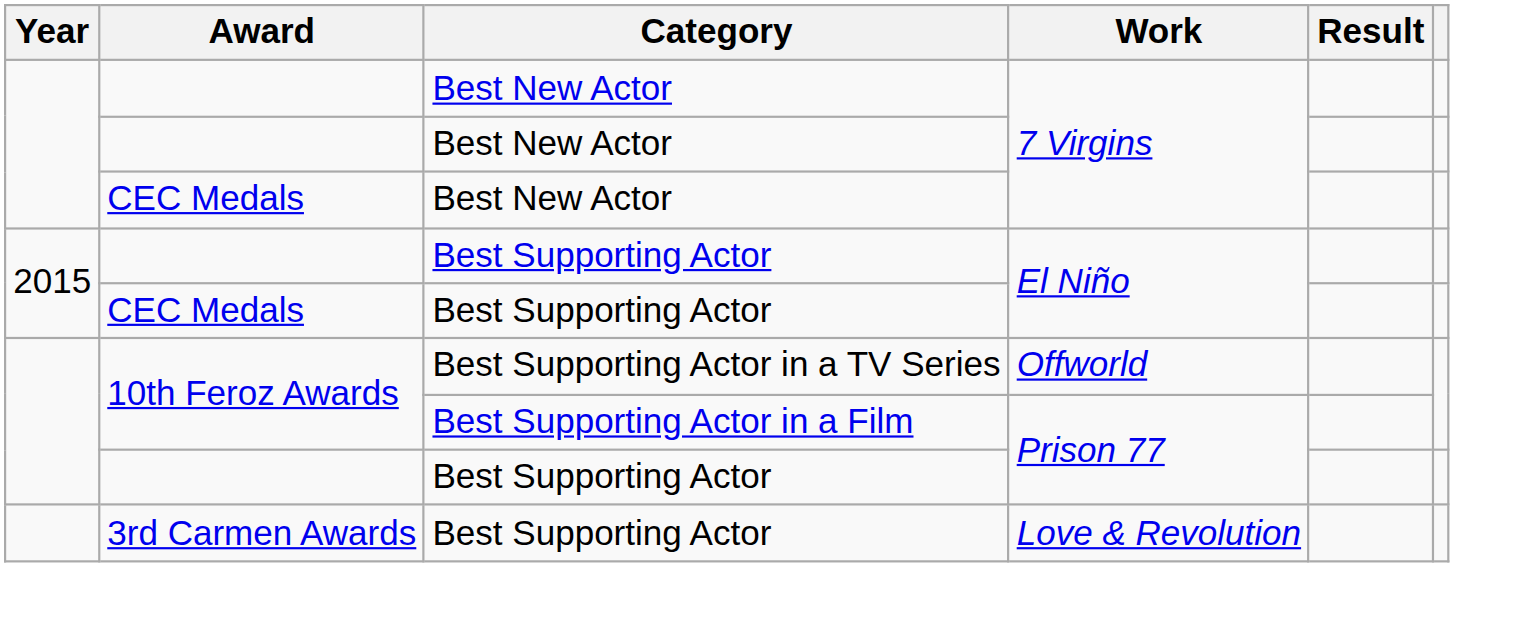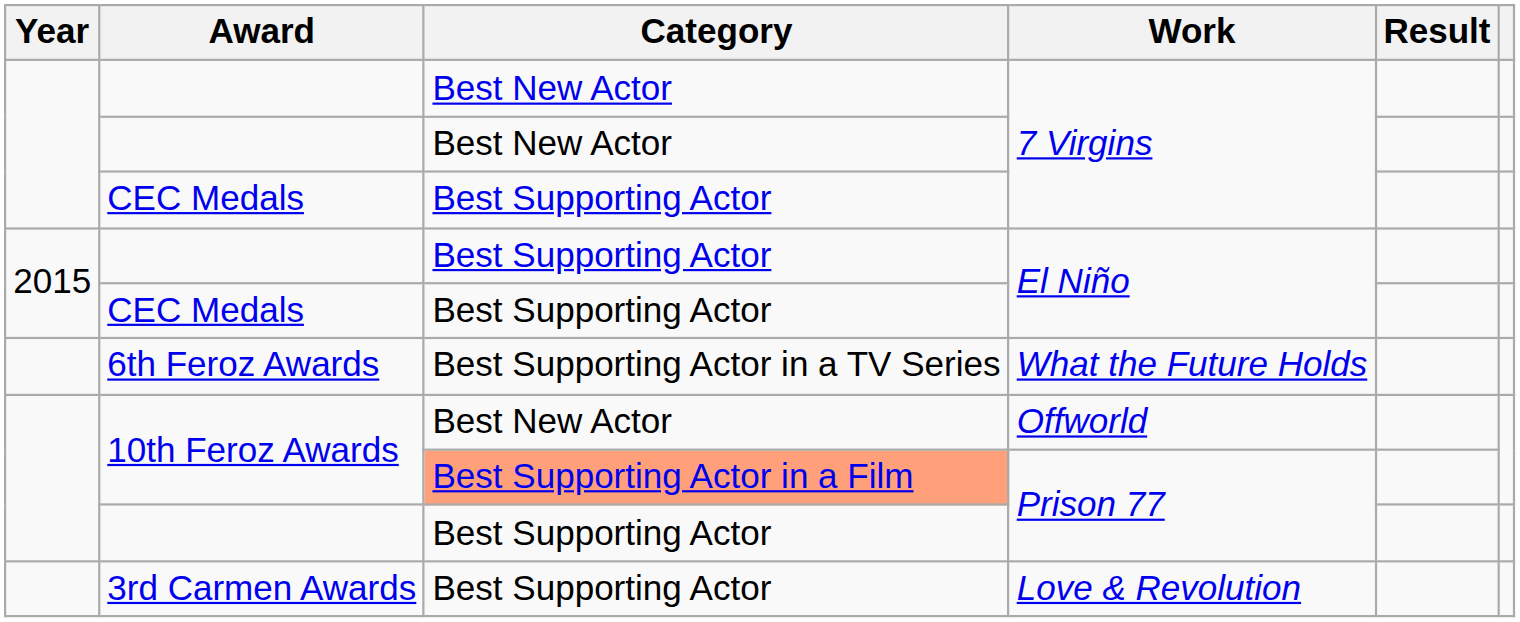(552, 198) Best New Actor -> (602, 198) Best Supporting Actor
+ row: (243, 365)
(717, 365) Best Supporting Actor in a TV Series -> (552, 421) Best New Actor
(673, 421) no background -> (673, 476) lightsalmon background
